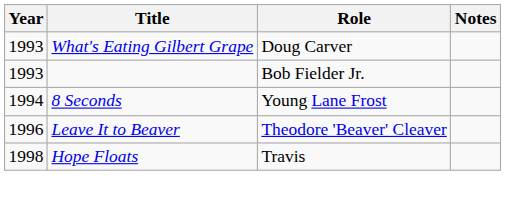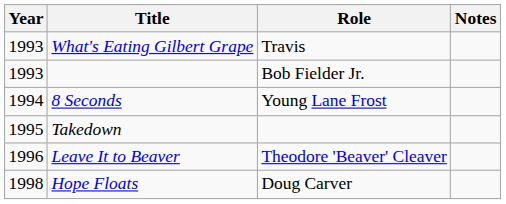(307, 45) Doug Carver -> (283, 45) Travis
+ row: (87, 128)
(283, 156) Travis -> (307, 184) Doug Carver
